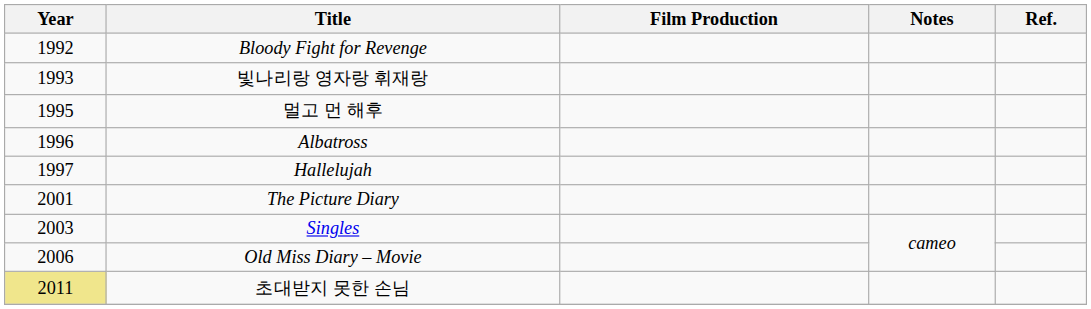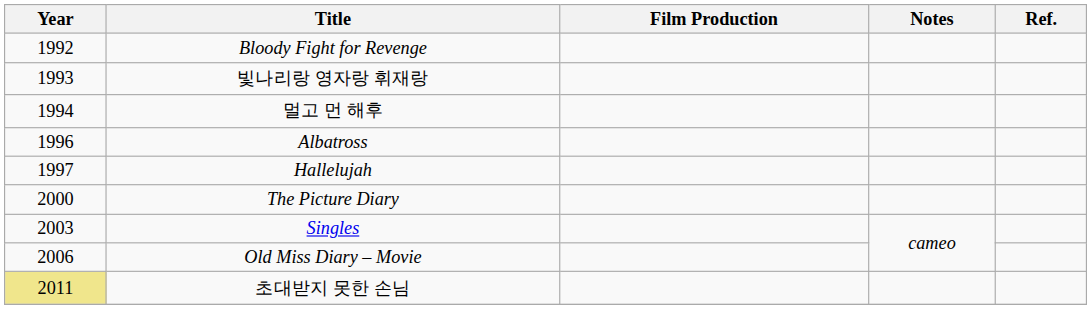(55, 110) 1995 -> (55, 110) 1994
(55, 199) 2001 -> (55, 199) 2000
